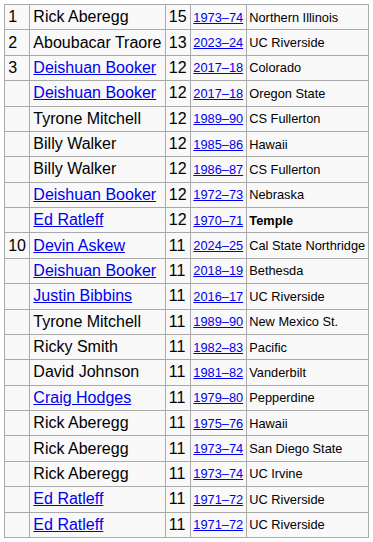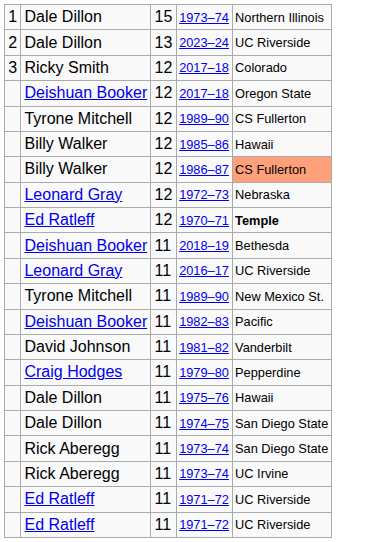(81, 17) Rick Aberegg -> (63, 17) Dale Dillon
(97, 42) Aboubacar Traore -> (63, 42) Dale Dillon
(95, 67) Deishuan Booker -> (67, 67) Ricky Smith
(285, 169) no background -> (271, 169) lightsalmon background
(95, 194) Deishuan Booker -> (73, 194) Leonard Gray
- row: (17, 245)
(83, 296) Justin Bibbins -> (73, 270) Leonard Gray
(76, 347) Ricky Smith -> (86, 321) Deishuan Booker
(81, 423) Rick Aberegg -> (63, 397) Dale Dillon
+ row: (13, 423)
